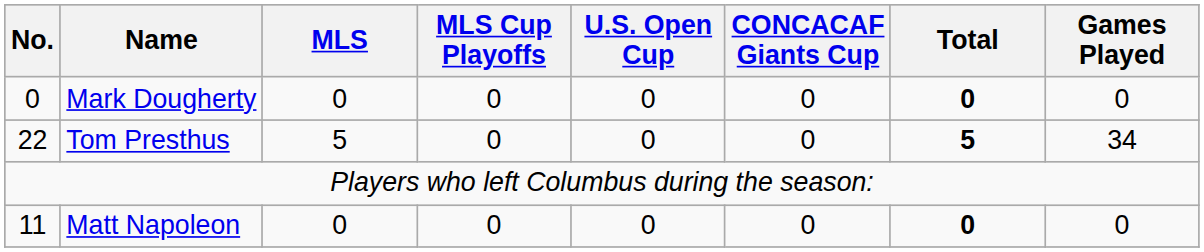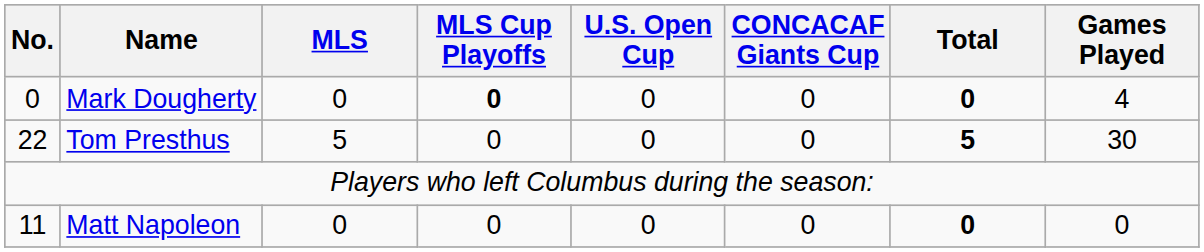(494, 98) normal -> (494, 98) bold
(1122, 98) 0 -> (1122, 98) 4
(1122, 140) 34 -> (1122, 140) 30
